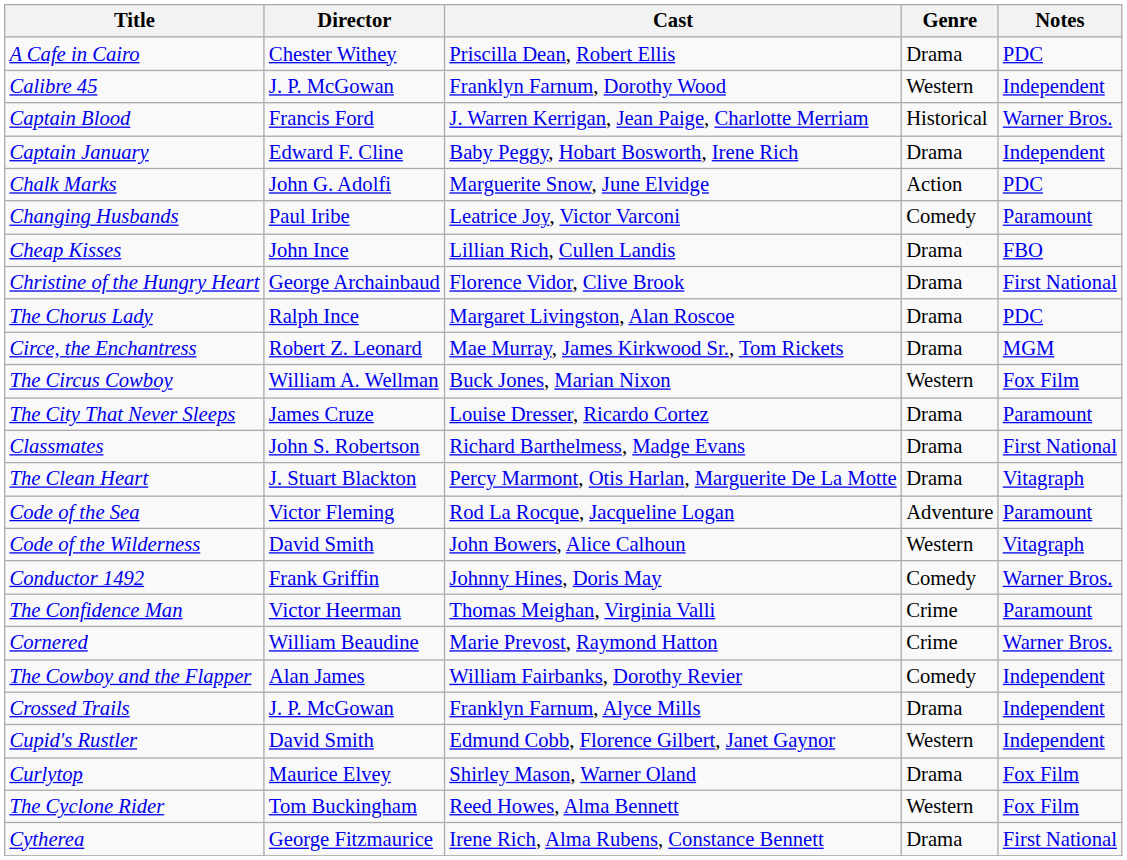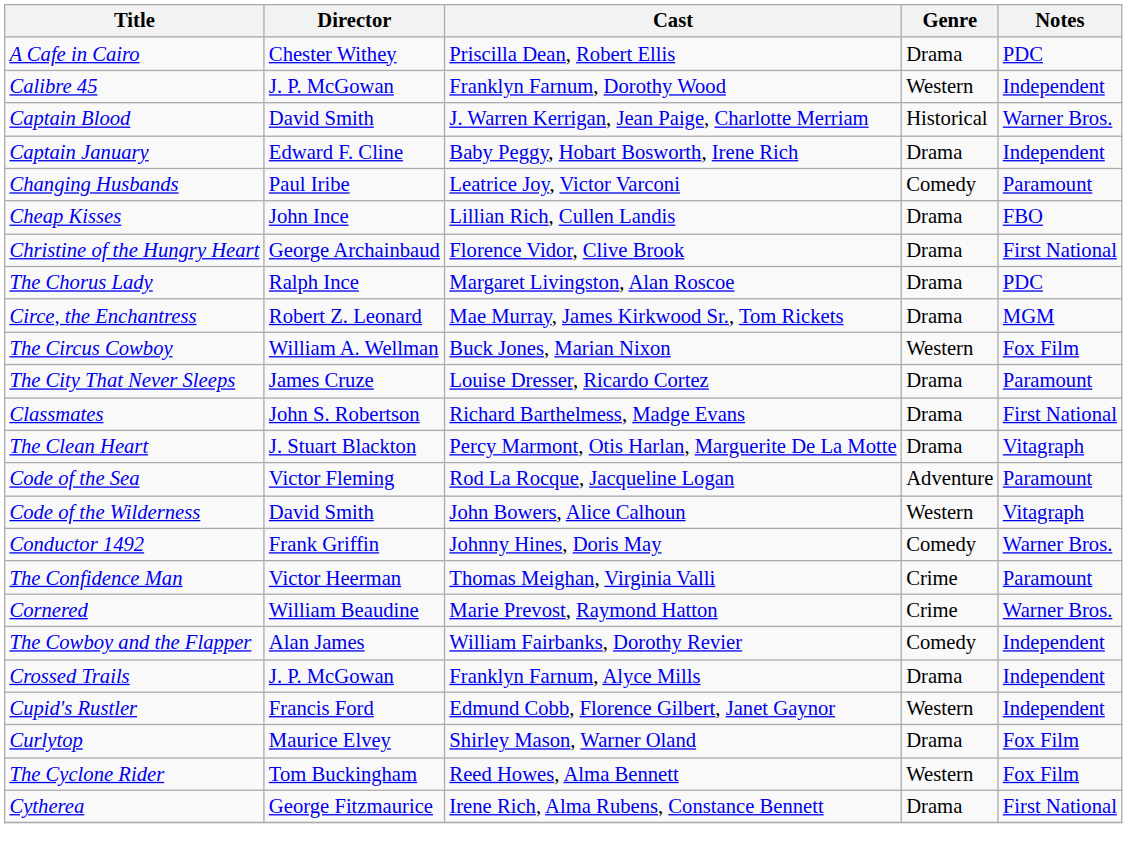(321, 119) Francis Ford -> (321, 119) David Smith
- row: (63, 184)
(321, 741) David Smith -> (321, 708) Francis Ford
